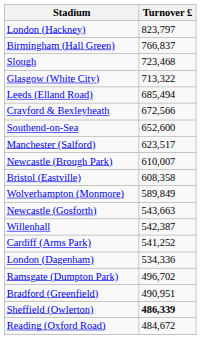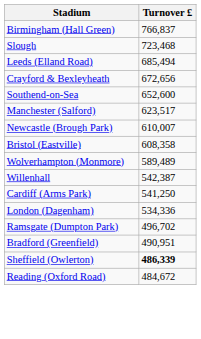- row: (46, 29)
- row: (53, 78)
(158, 111) 672,566 -> (158, 78) 672,656
(158, 194) 589,849 -> (158, 161) 589,489
- row: (52, 210)
(158, 243) 541,252 -> (158, 194) 541,250
